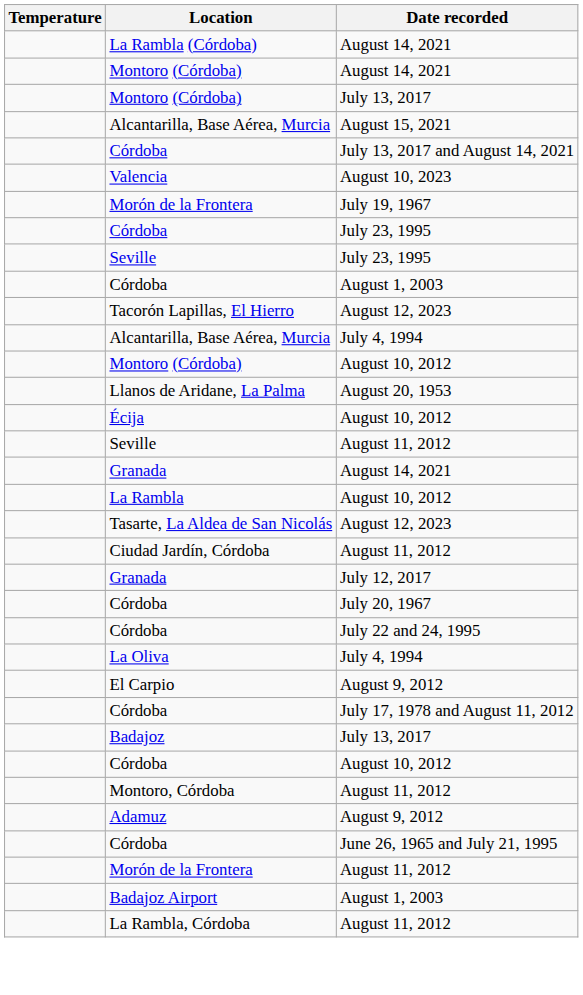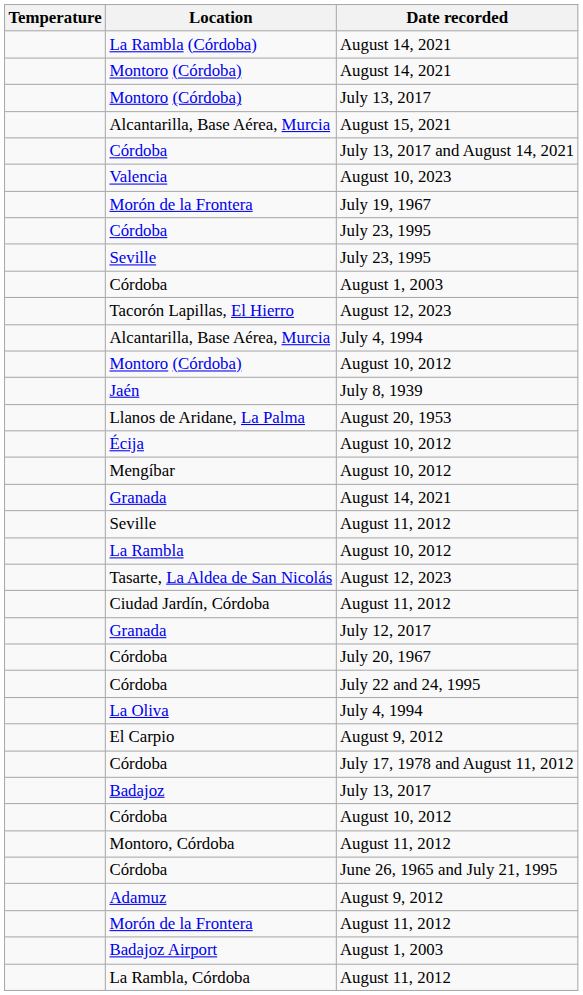+ row: (124, 390)
+ row: (142, 470)
rows swapped: (138, 470) <-> (133, 444)
rows swapped: (138, 843) <-> (138, 817)
